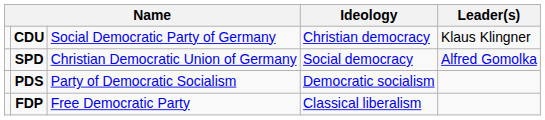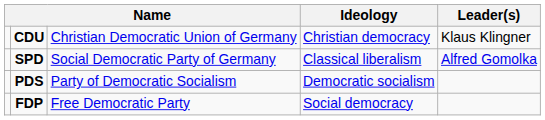(163, 37) Social Democratic Party of Germany -> (174, 37) Christian Democratic Union of Germany
(174, 59) Christian Democratic Union of Germany -> (163, 59) Social Democratic Party of Germany
(358, 59) Social democracy -> (362, 59) Classical liberalism
(362, 103) Classical liberalism -> (358, 103) Social democracy
